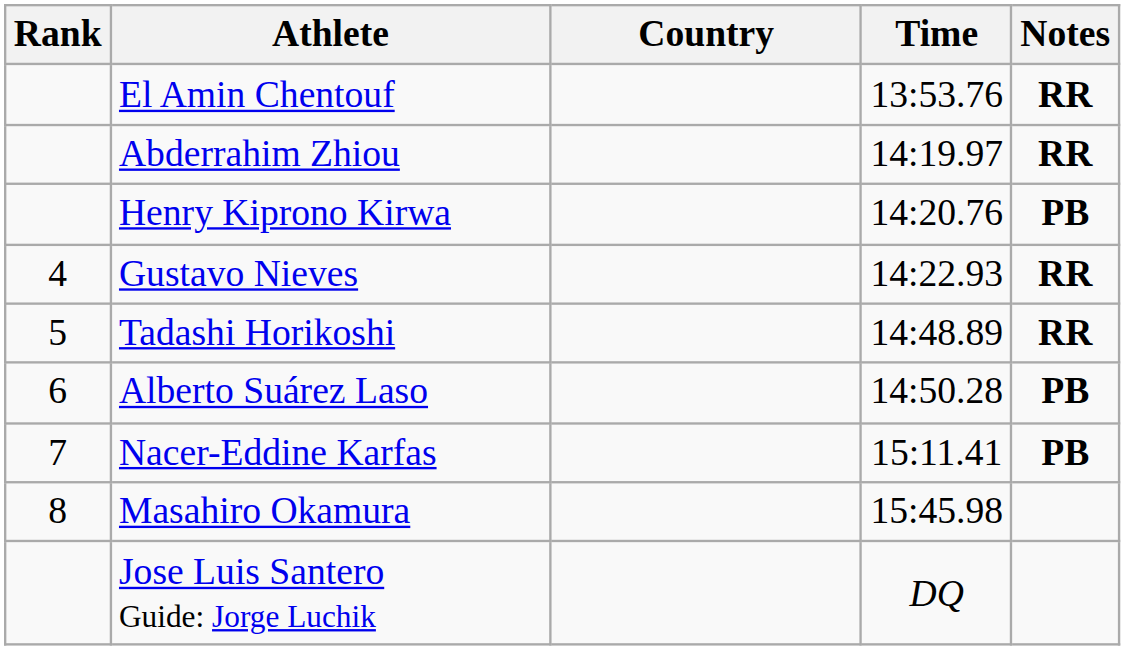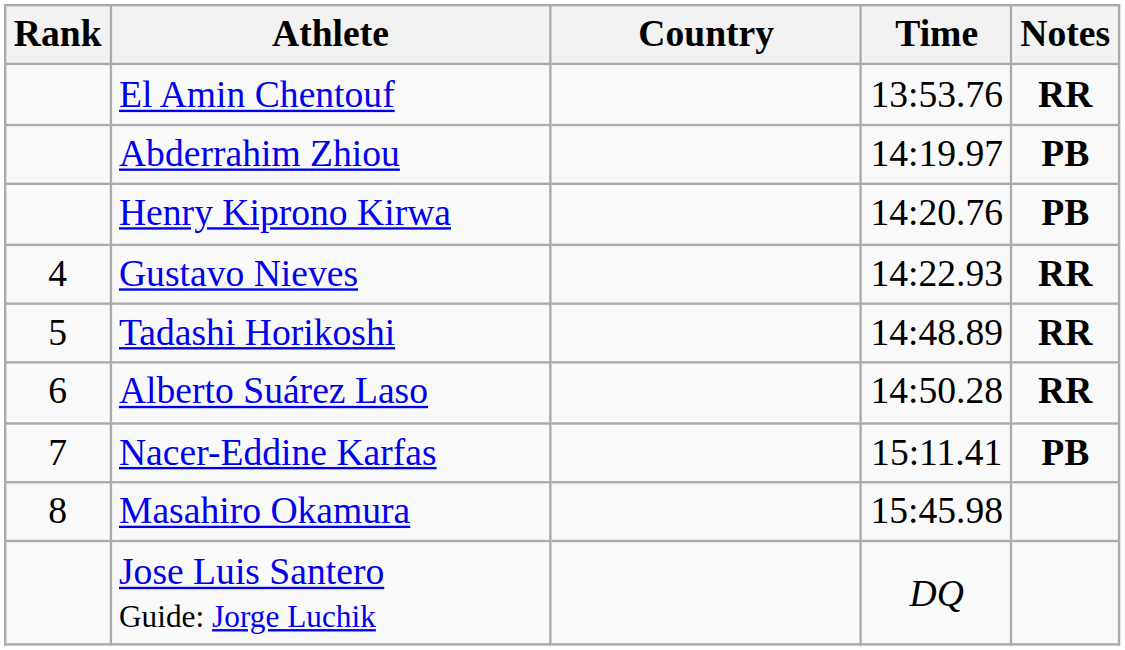(1065, 153) RR -> (1065, 153) PB
(1065, 392) PB -> (1065, 392) RR
